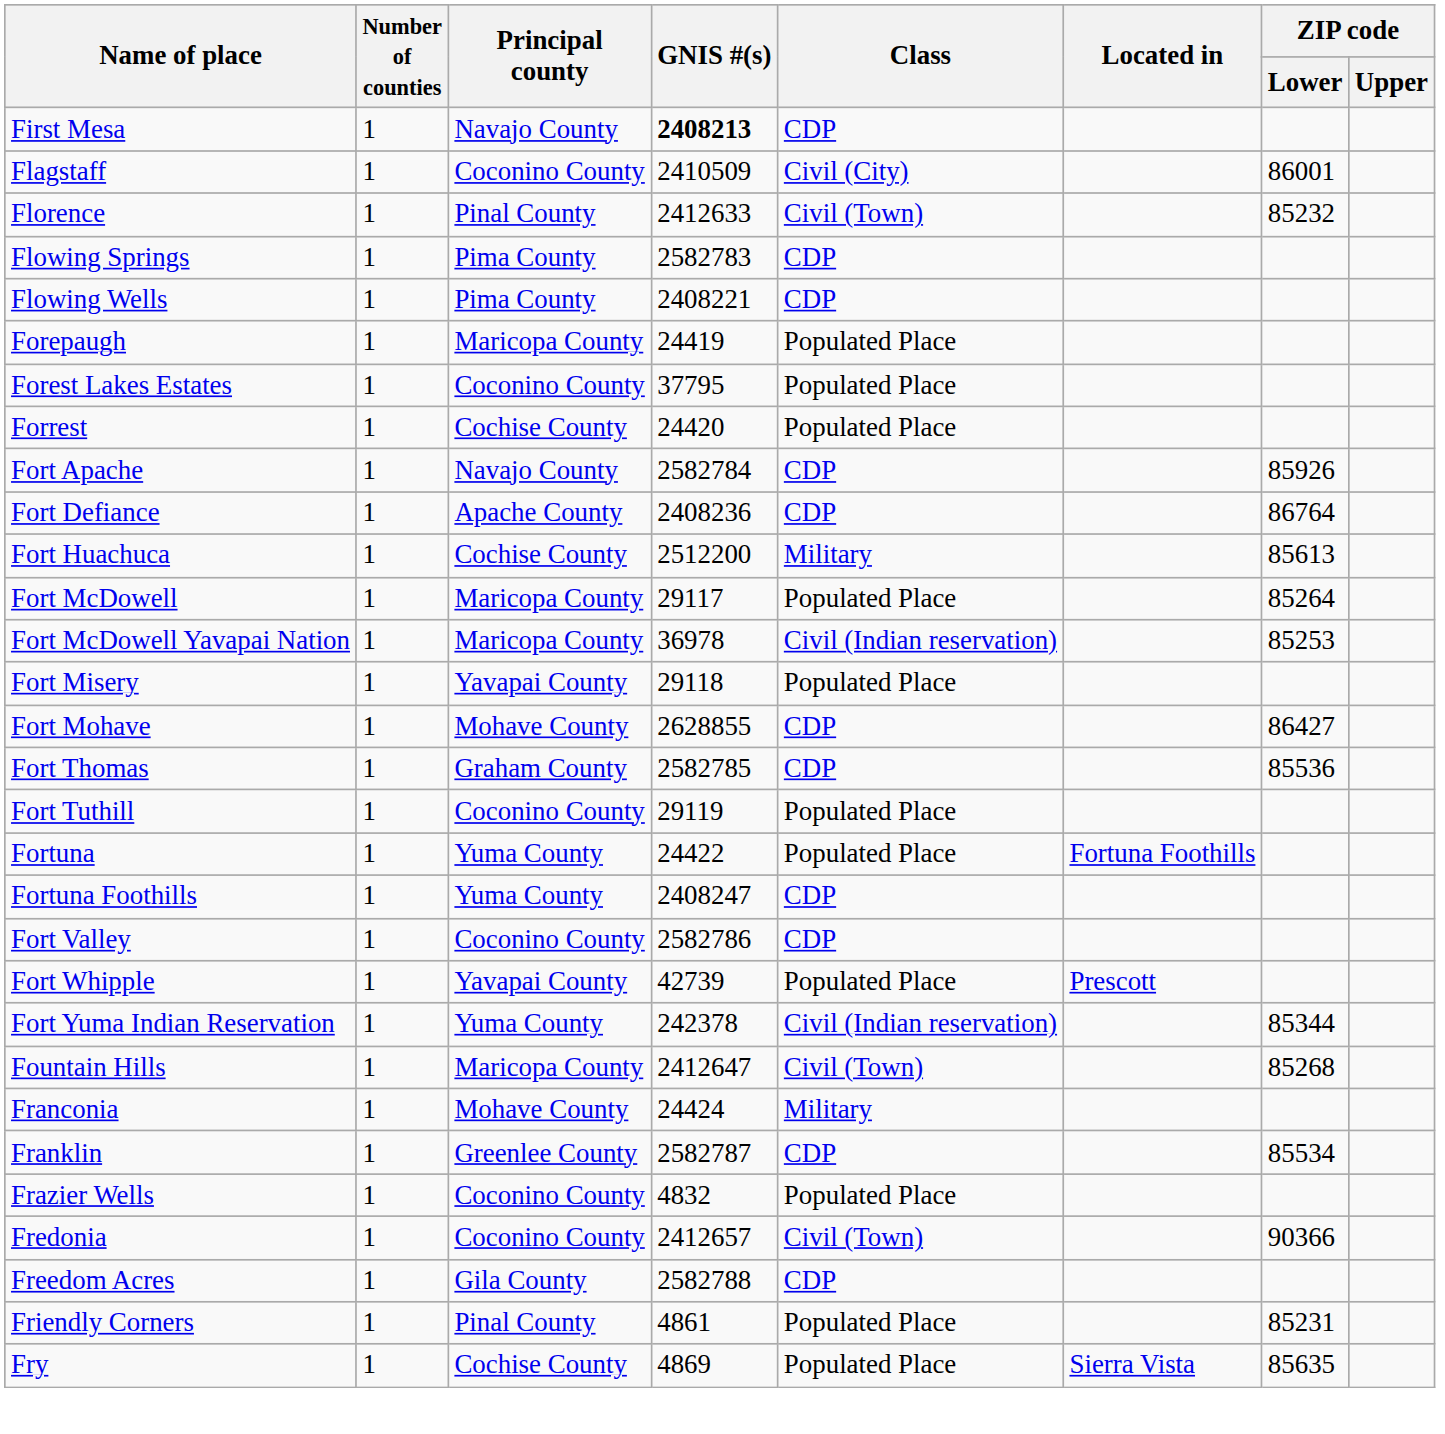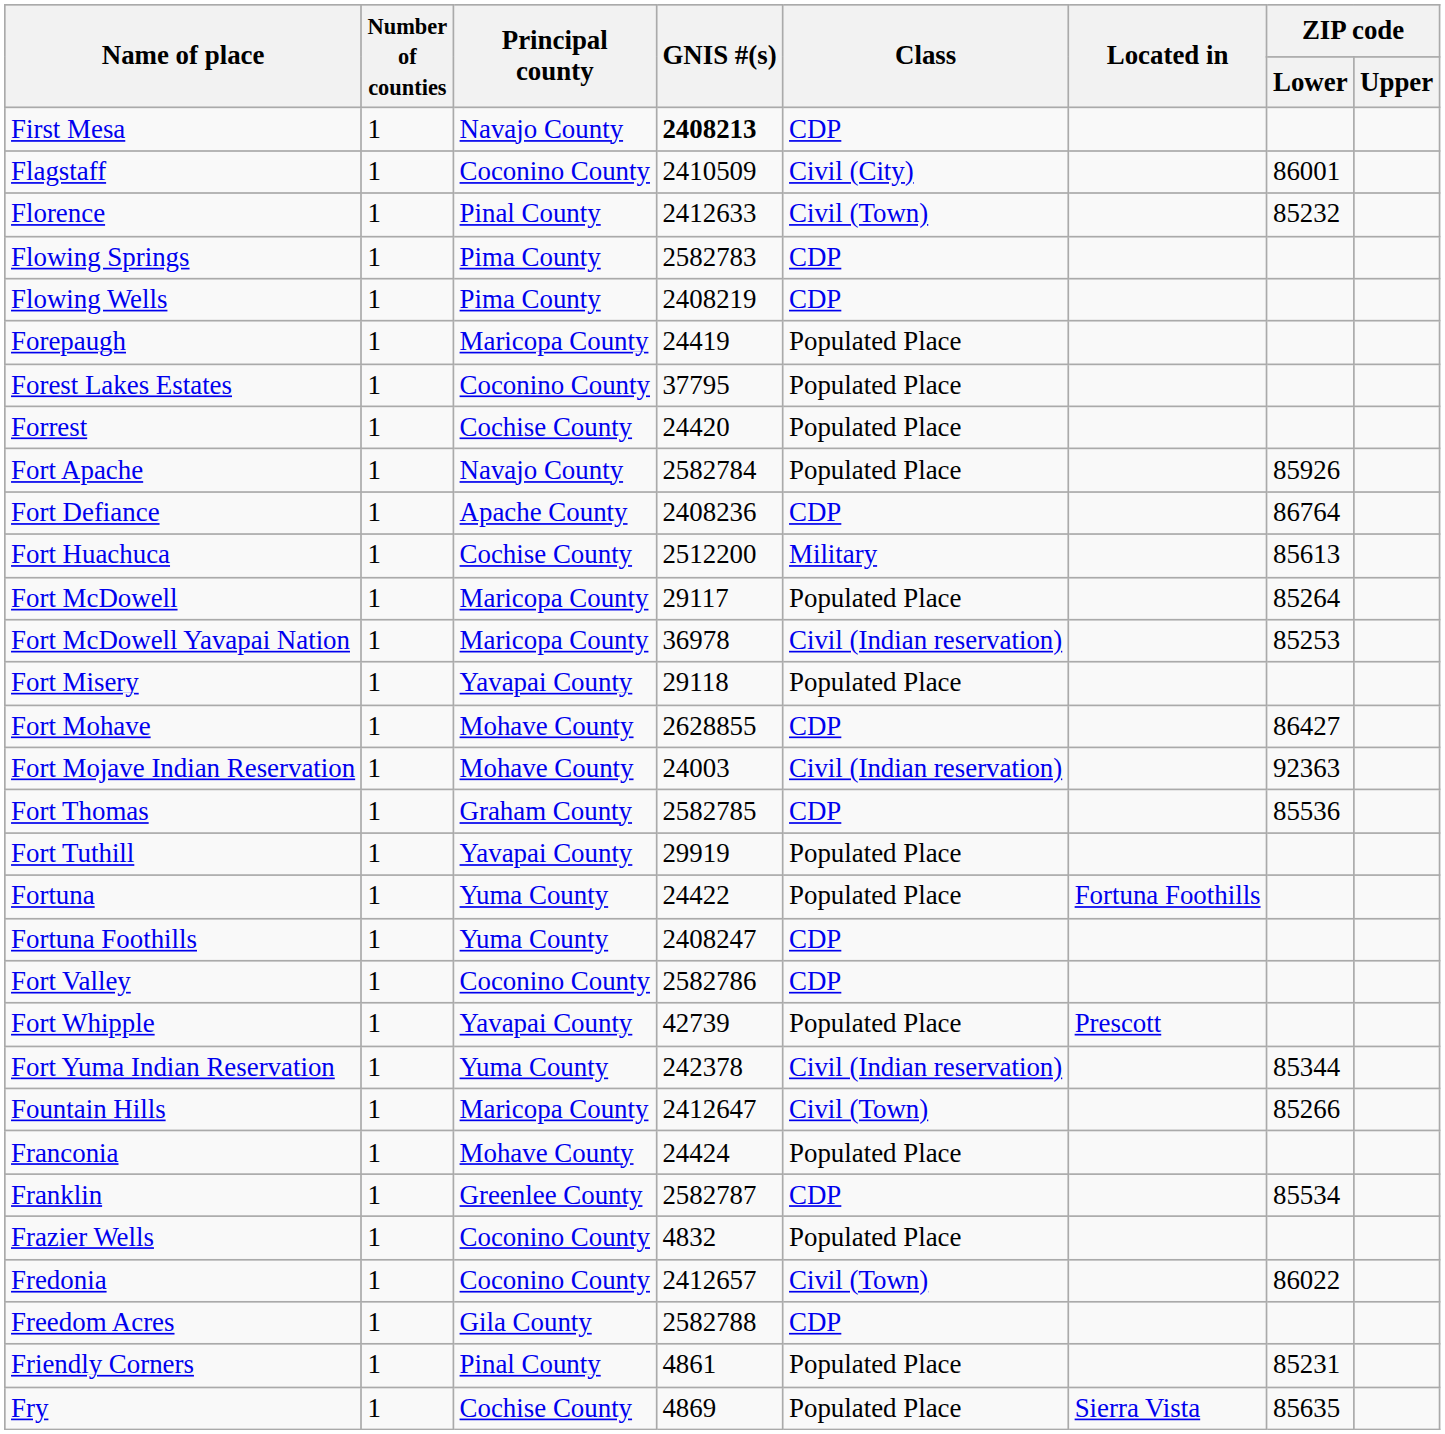(704, 299) 2408221 -> (709, 299) 2408219
(810, 469) CDP -> (875, 469) Populated Place
+ row: (183, 768)
(550, 811) Coconino County -> (546, 853) Yavapai County
(690, 811) 29119 -> (696, 853) 29919
(1301, 1066) 85268 -> (1307, 1109) 85266
(828, 1109) Military -> (875, 1152) Populated Place
(1301, 1237) 90366 -> (1307, 1279) 86022
